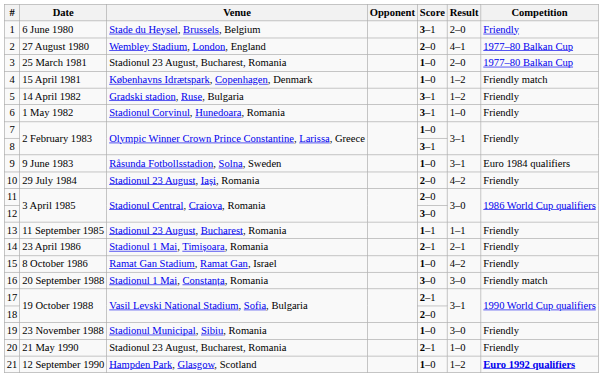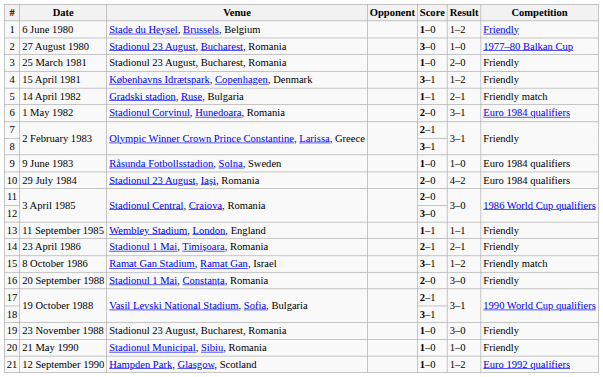(428, 29) 3–1 -> (428, 29) 1–0
(458, 29) 2–0 -> (458, 29) 1–2
(188, 46) Wembley Stadium, London, England -> (198, 46) Stadionul 23 August, Bucharest, Romania
(428, 46) 2–0 -> (428, 46) 3–0
(458, 46) 4–1 -> (458, 46) 1–0
(528, 63) 1977–80 Balkan Cup -> (501, 63) Friendly
(428, 79) 1–0 -> (428, 79) 3–1
(515, 79) Friendly match -> (501, 79) Friendly
(428, 96) 3–1 -> (428, 96) 1–1
(458, 96) 1–2 -> (458, 96) 2–1
(501, 96) Friendly -> (515, 96) Friendly match
(428, 113) 3–1 -> (428, 113) 2–0
(458, 113) 1–0 -> (458, 113) 3–1
(501, 113) Friendly -> (527, 113) Euro 1984 qualifiers
(428, 130) 1–0 -> (428, 130) 2–1
(458, 163) 3–1 -> (458, 163) 1–0
(501, 180) Friendly -> (527, 180) Euro 1984 qualifiers
(198, 230) Stadionul 23 August, Bucharest, Romania -> (188, 230) Wembley Stadium, London, England
(428, 264) 1–0 -> (428, 264) 3–1
(458, 264) 4–2 -> (458, 264) 1–2
(501, 264) Friendly -> (515, 264) Friendly match
(428, 280) 3–0 -> (428, 280) 2–0
(515, 280) Friendly match -> (501, 280) Friendly
(428, 314) 2–0 -> (428, 314) 3–1
(188, 331) Stadionul Municipal, Sibiu, Romania -> (198, 331) Stadionul 23 August, Bucharest, Romania
(198, 347) Stadionul 23 August, Bucharest, Romania -> (188, 347) Stadionul Municipal, Sibiu, Romania
(428, 347) 2–1 -> (428, 347) 1–0
(529, 364) bold -> (527, 364) normal
